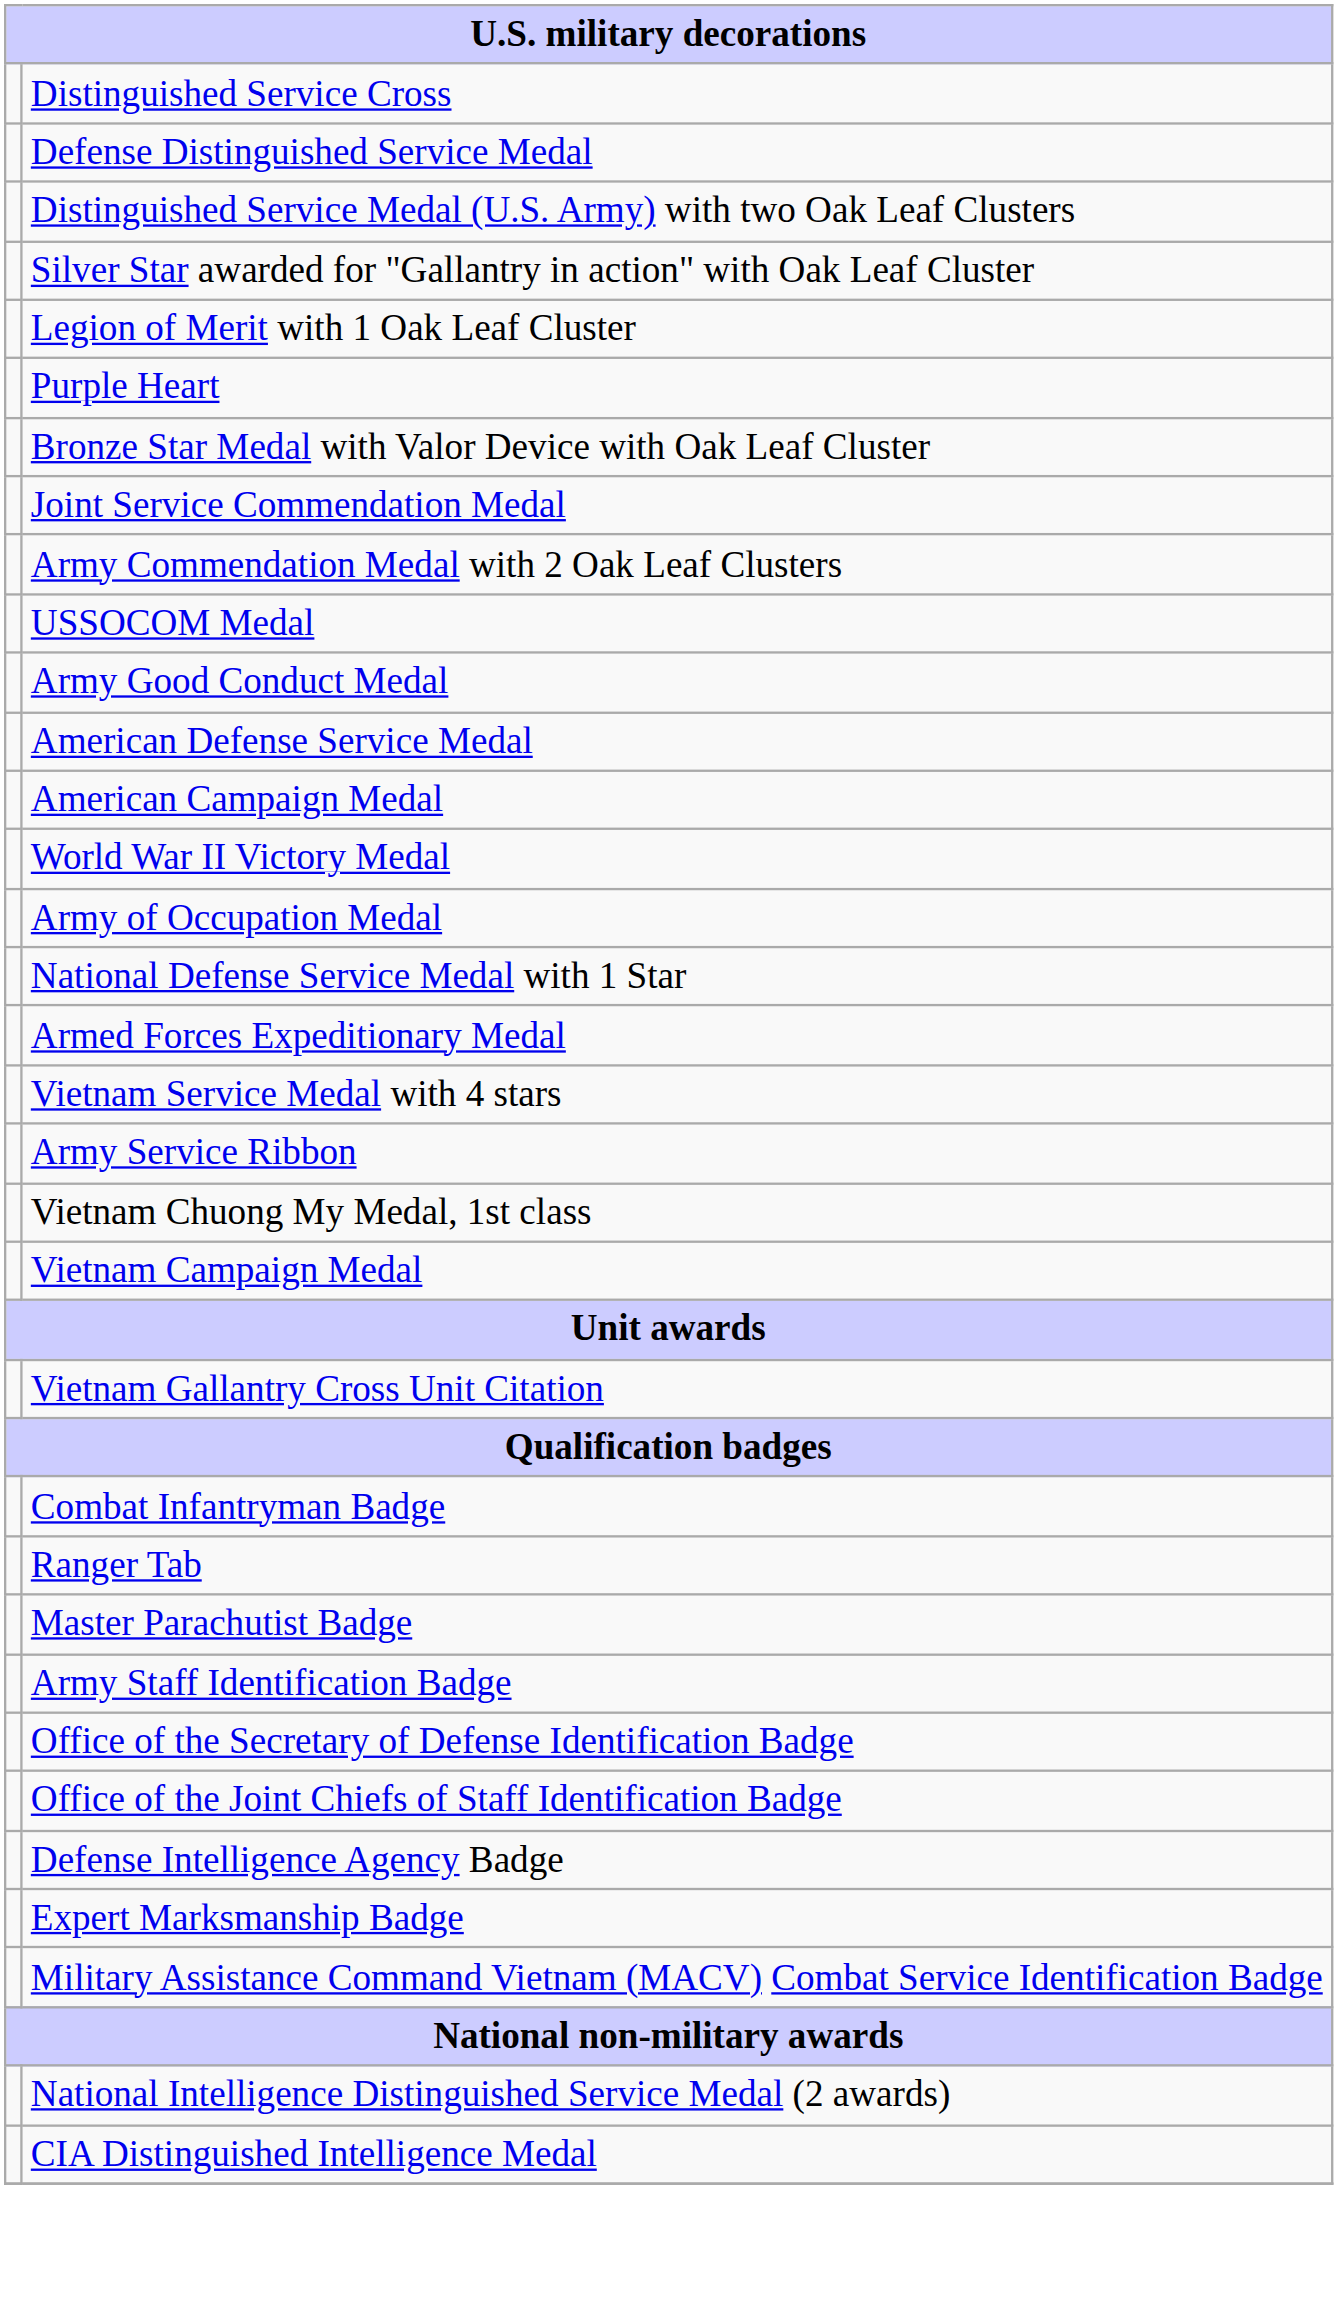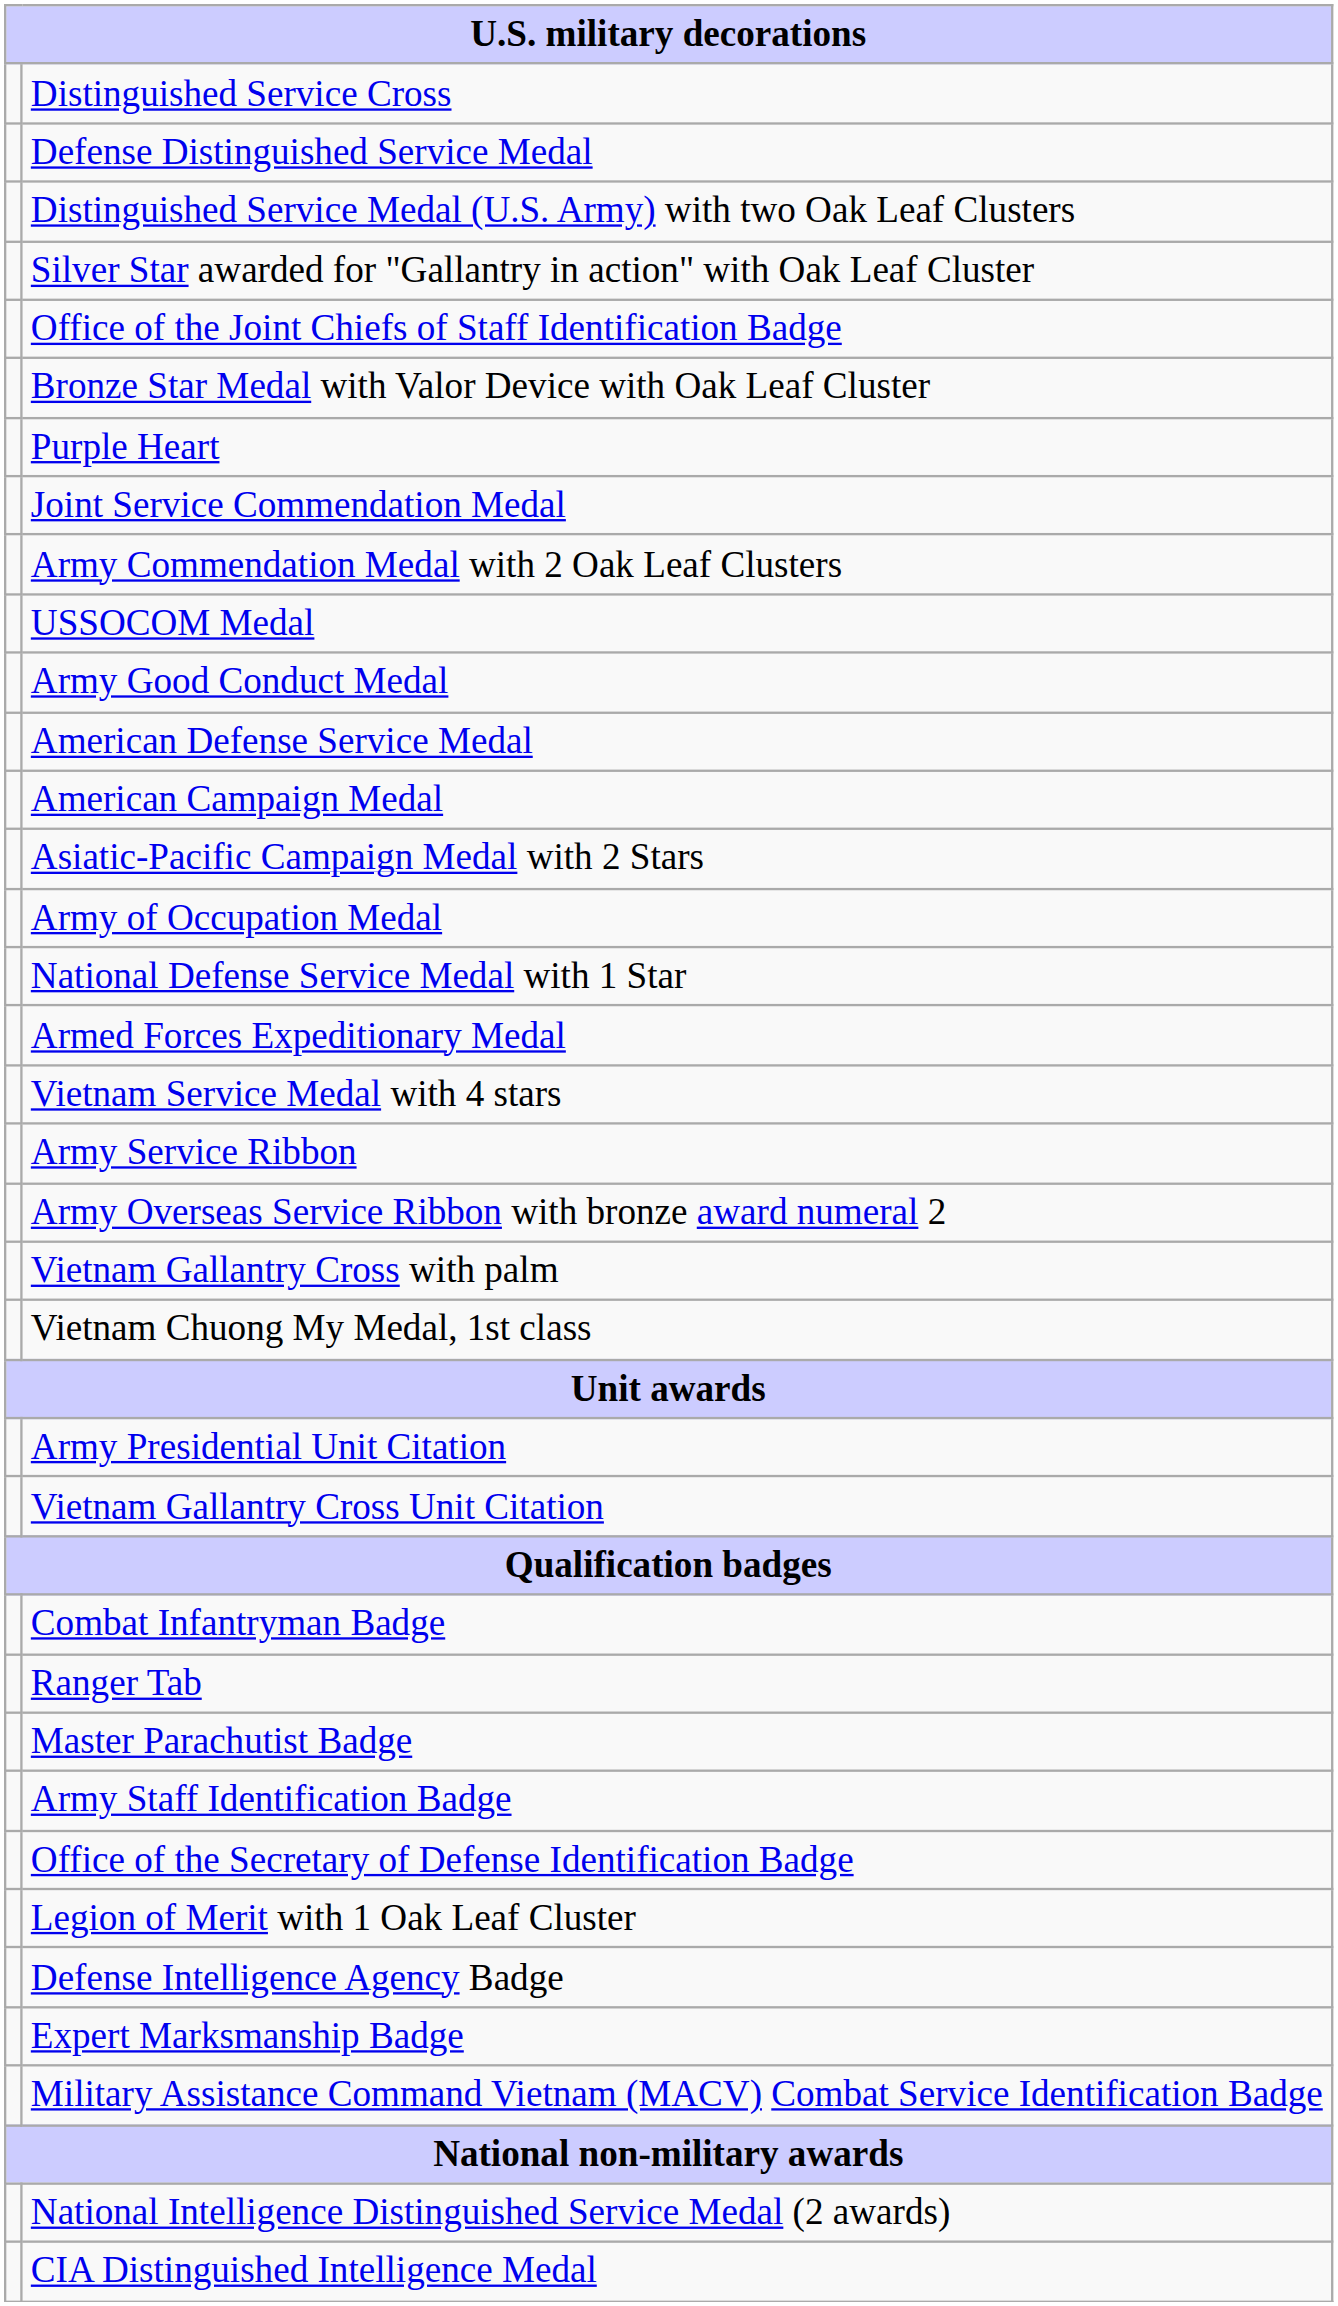rows swapped: (333, 328) <-> (436, 1800)
rows swapped: (480, 446) <-> (125, 387)
+ row: (367, 858)
- row: (240, 858)
+ row: (489, 1211)
+ row: (295, 1270)
- row: (227, 1270)
+ row: (268, 1446)
